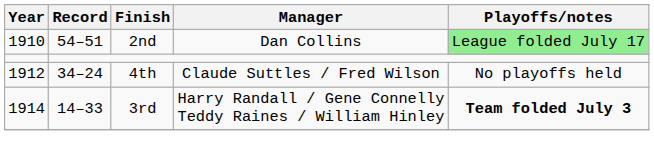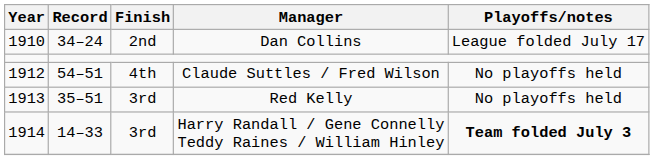(80, 42) 54–51 -> (80, 42) 34–24
(548, 42) lightgreen background -> (548, 42) no background
(80, 74) 34–24 -> (80, 74) 54–51
+ row: (27, 99)
